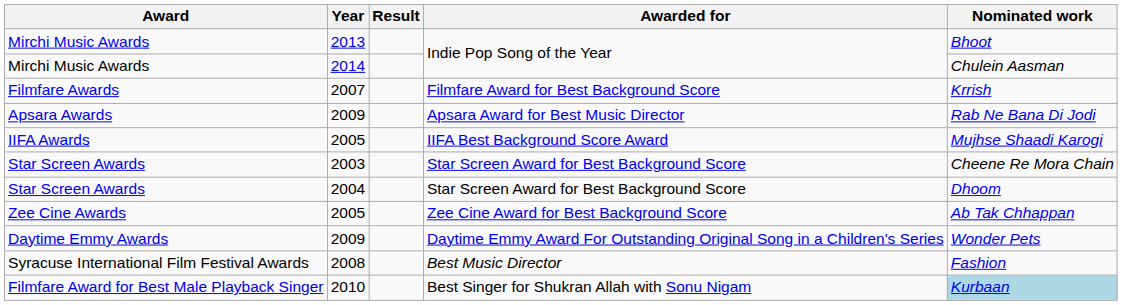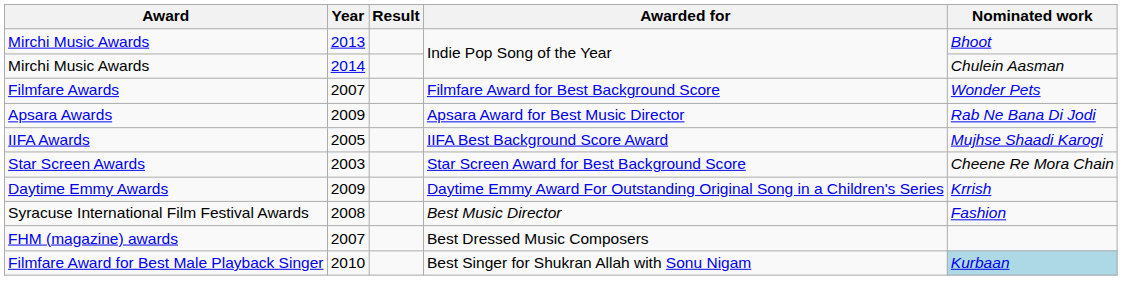(971, 90) Krrish -> (996, 90) Wonder Pets
- row: (76, 189)
- row: (67, 213)
(996, 238) Wonder Pets -> (971, 189) Krrish
+ row: (93, 238)
